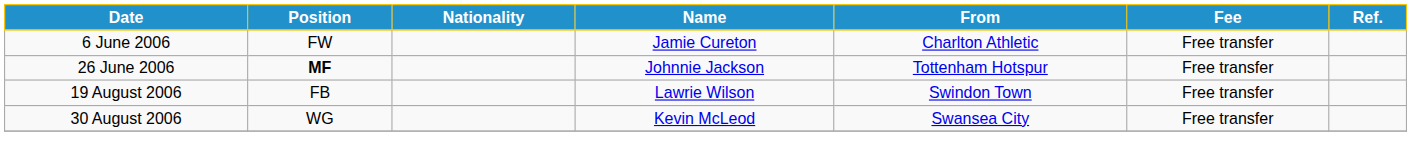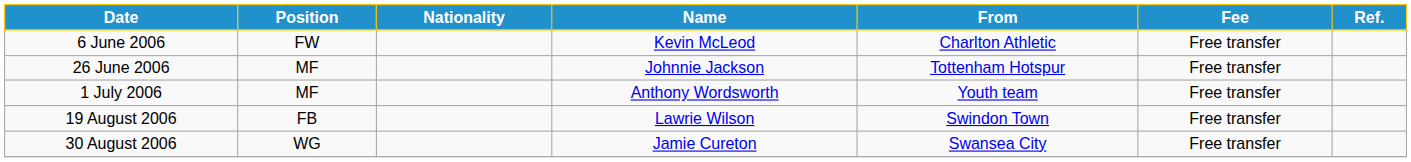(705, 43) Jamie Cureton -> (705, 43) Kevin McLeod
(320, 68) bold -> (307, 68) normal
+ row: (121, 93)
(705, 119) Kevin McLeod -> (705, 144) Jamie Cureton
